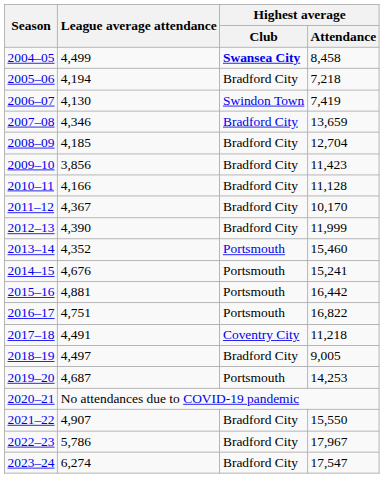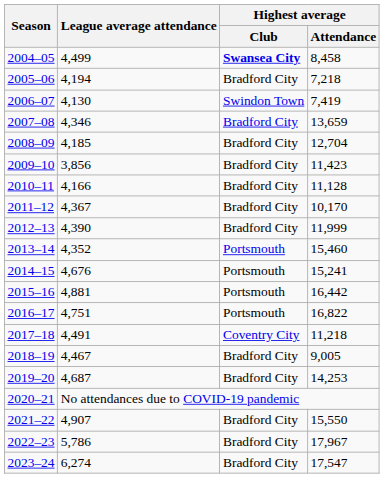(76, 356) 4,497 -> (76, 356) 4,467
(254, 377) Portsmouth -> (260, 377) Bradford City
